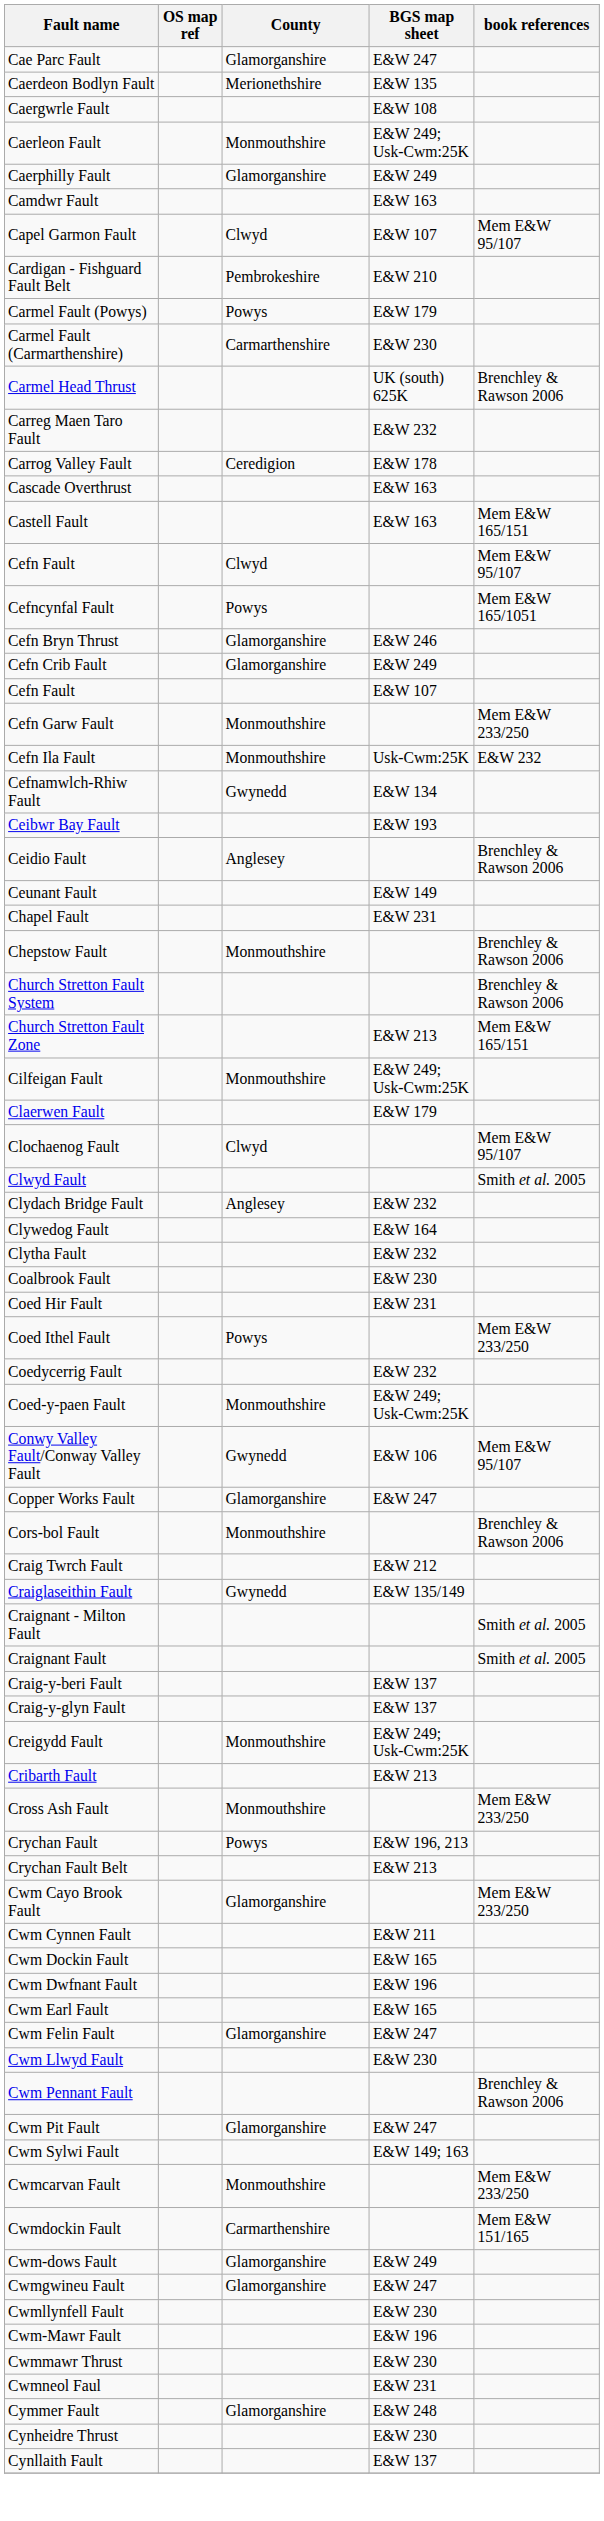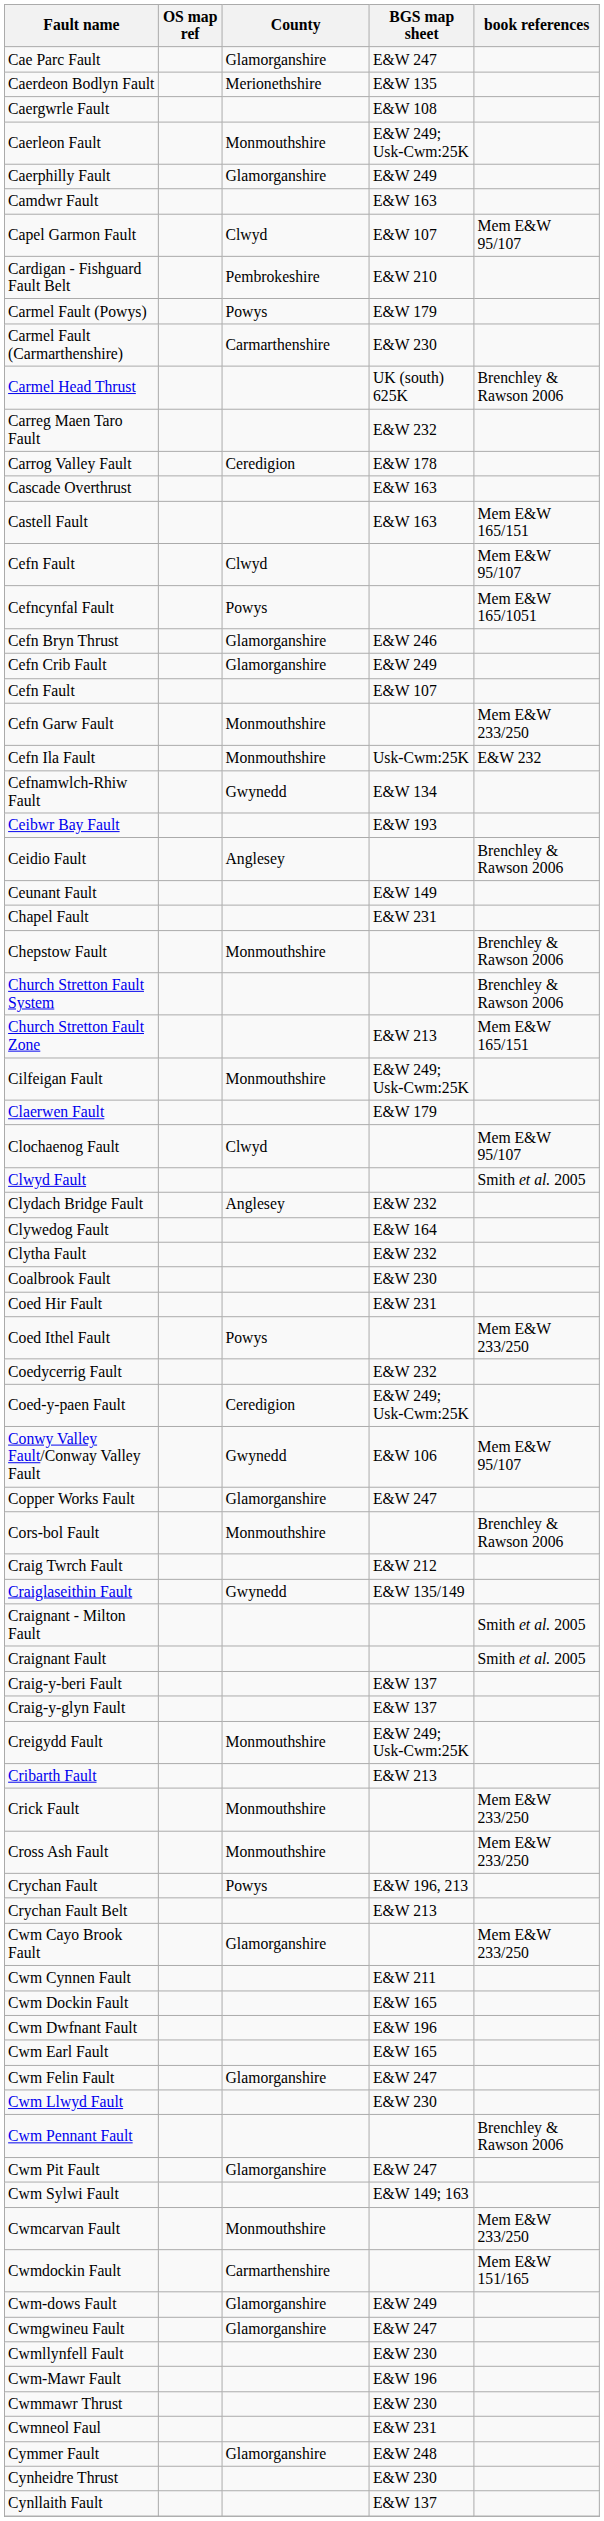(276, 1405) Monmouthshire -> (260, 1405) Ceredigion
+ row: (44, 1809)
